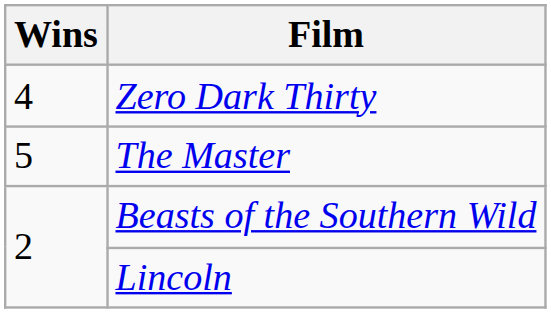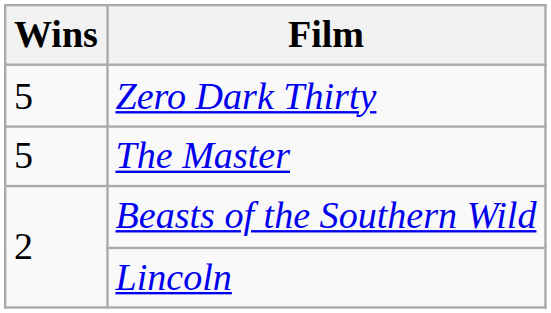(23, 95) 4 -> (23, 95) 5
